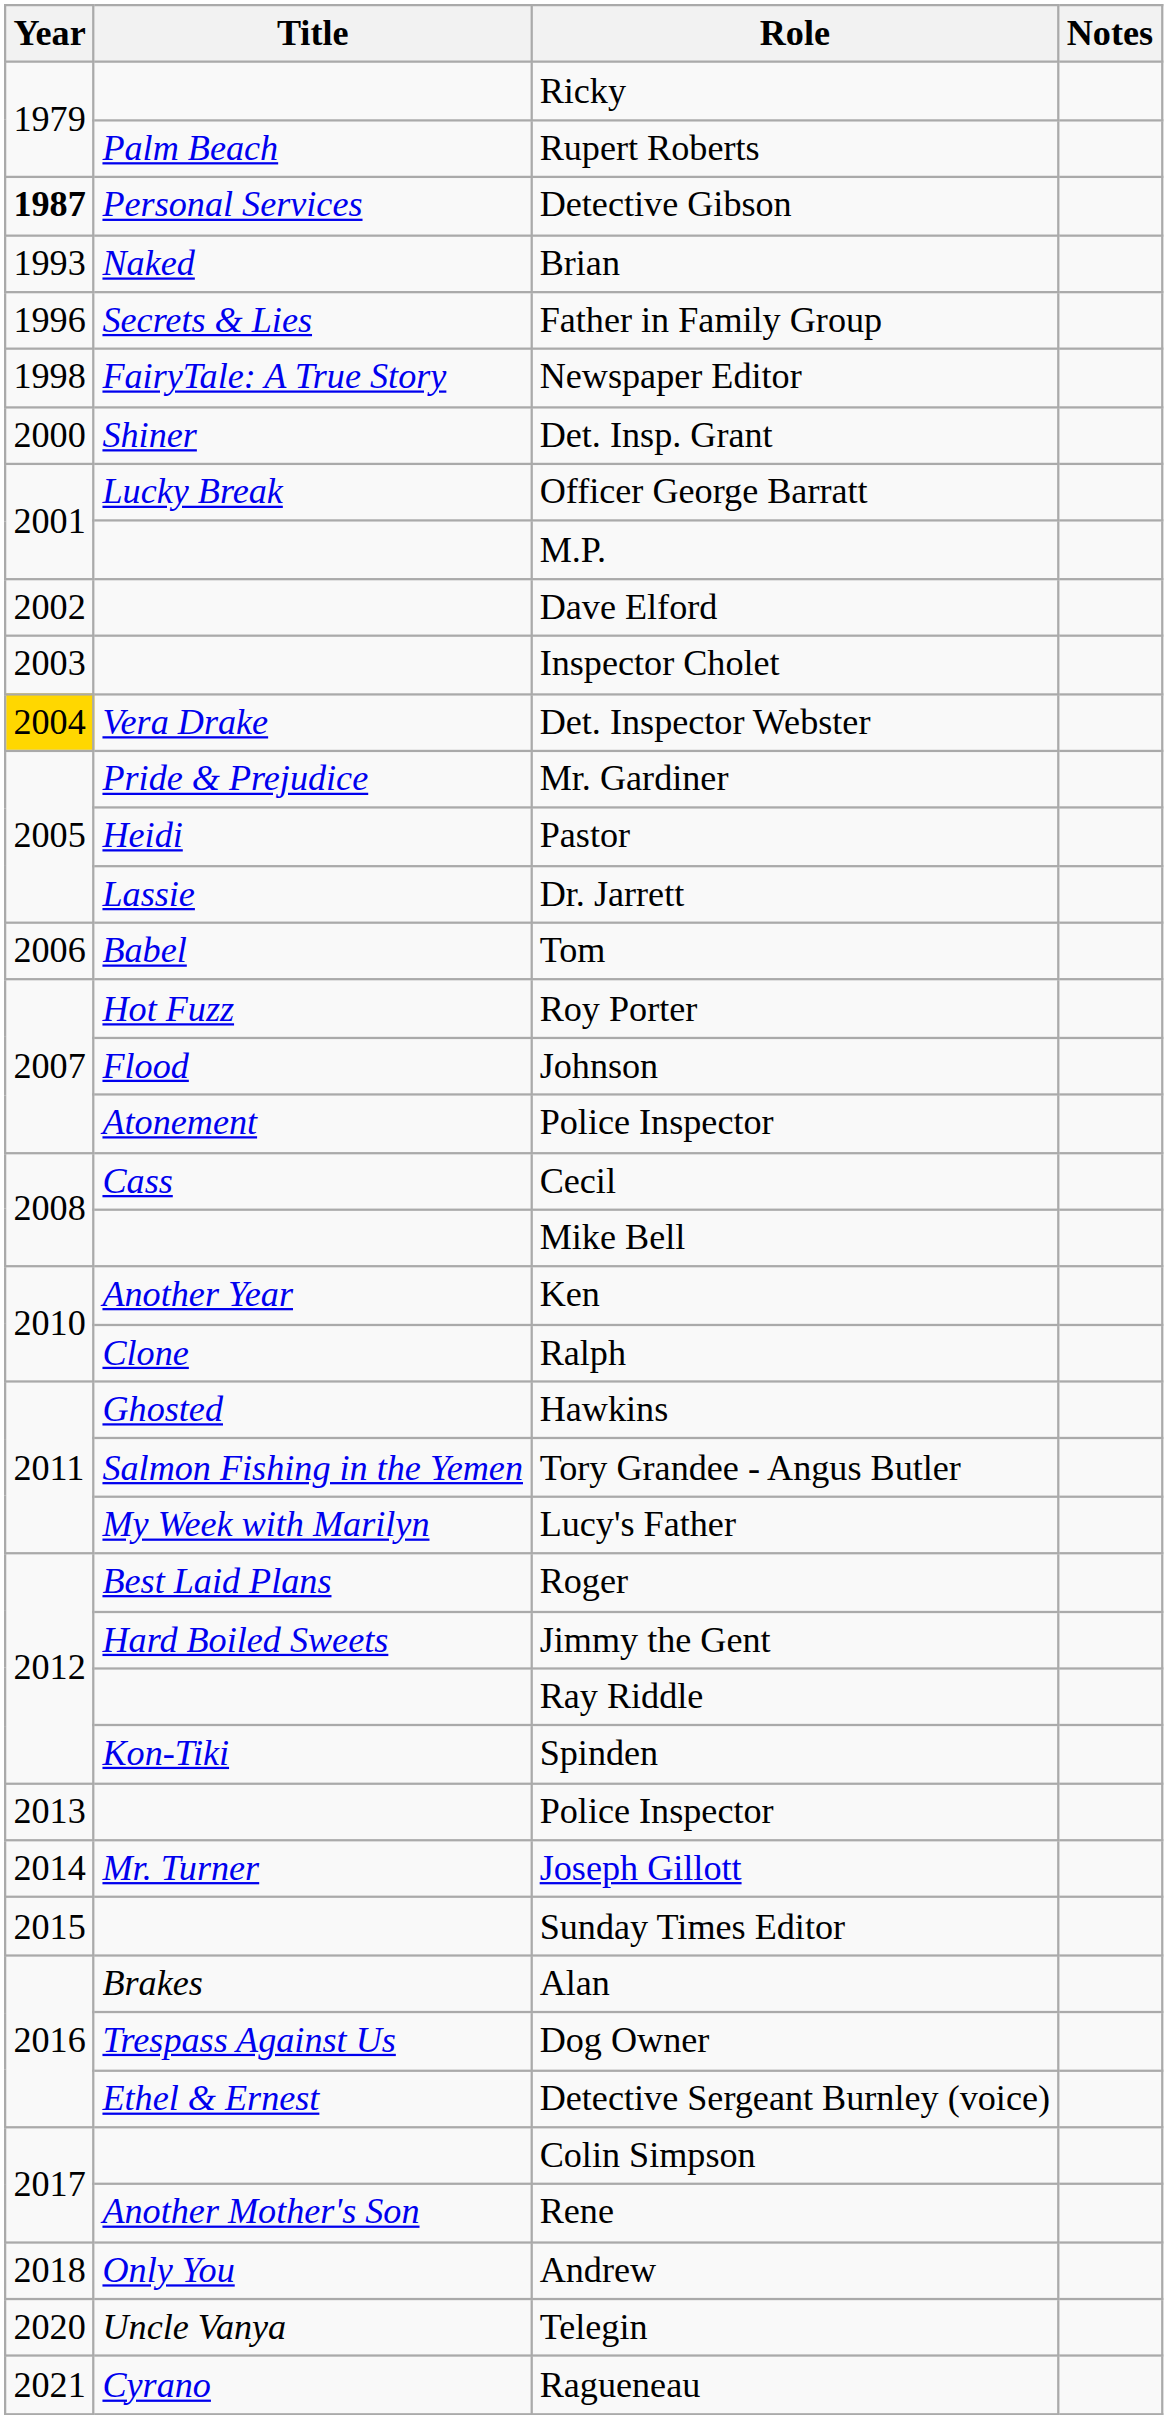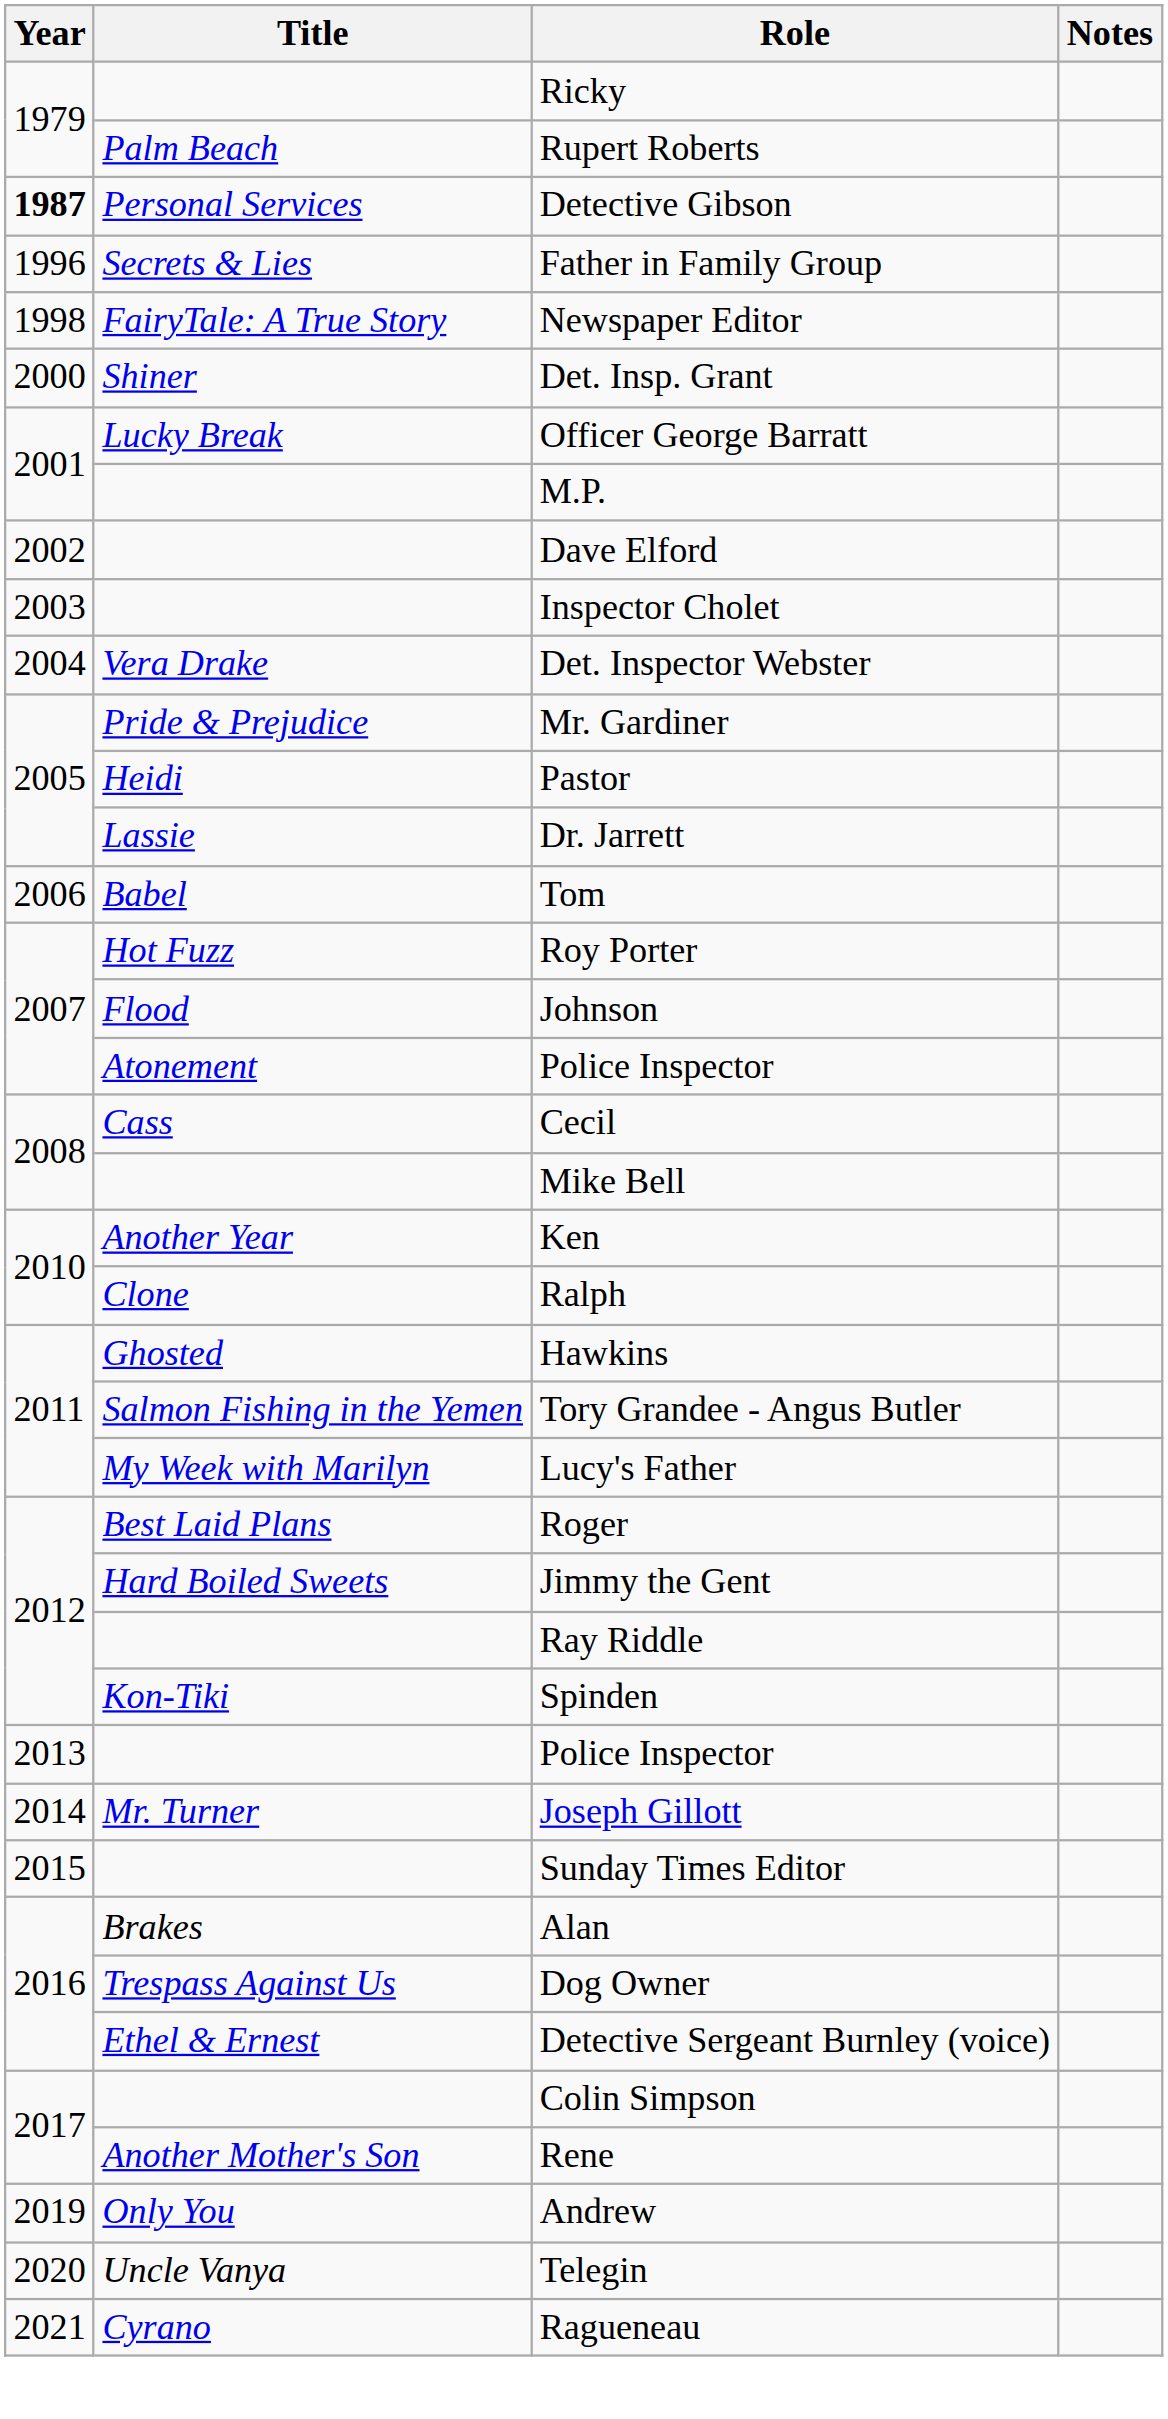- row: (149, 262)
(50, 721) gold background -> (50, 663) no background
(50, 2269) 2018 -> (50, 2212) 2019
